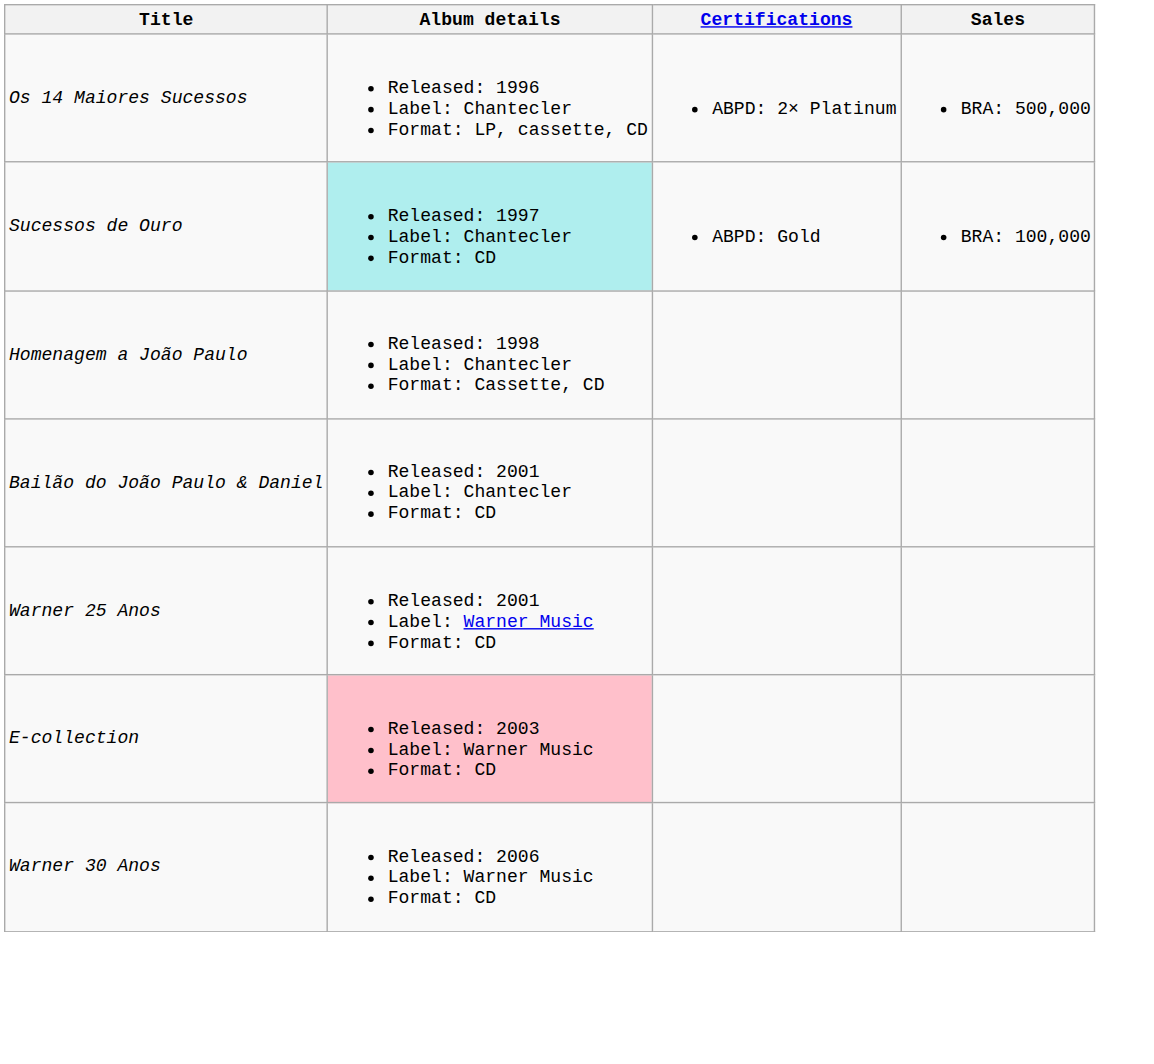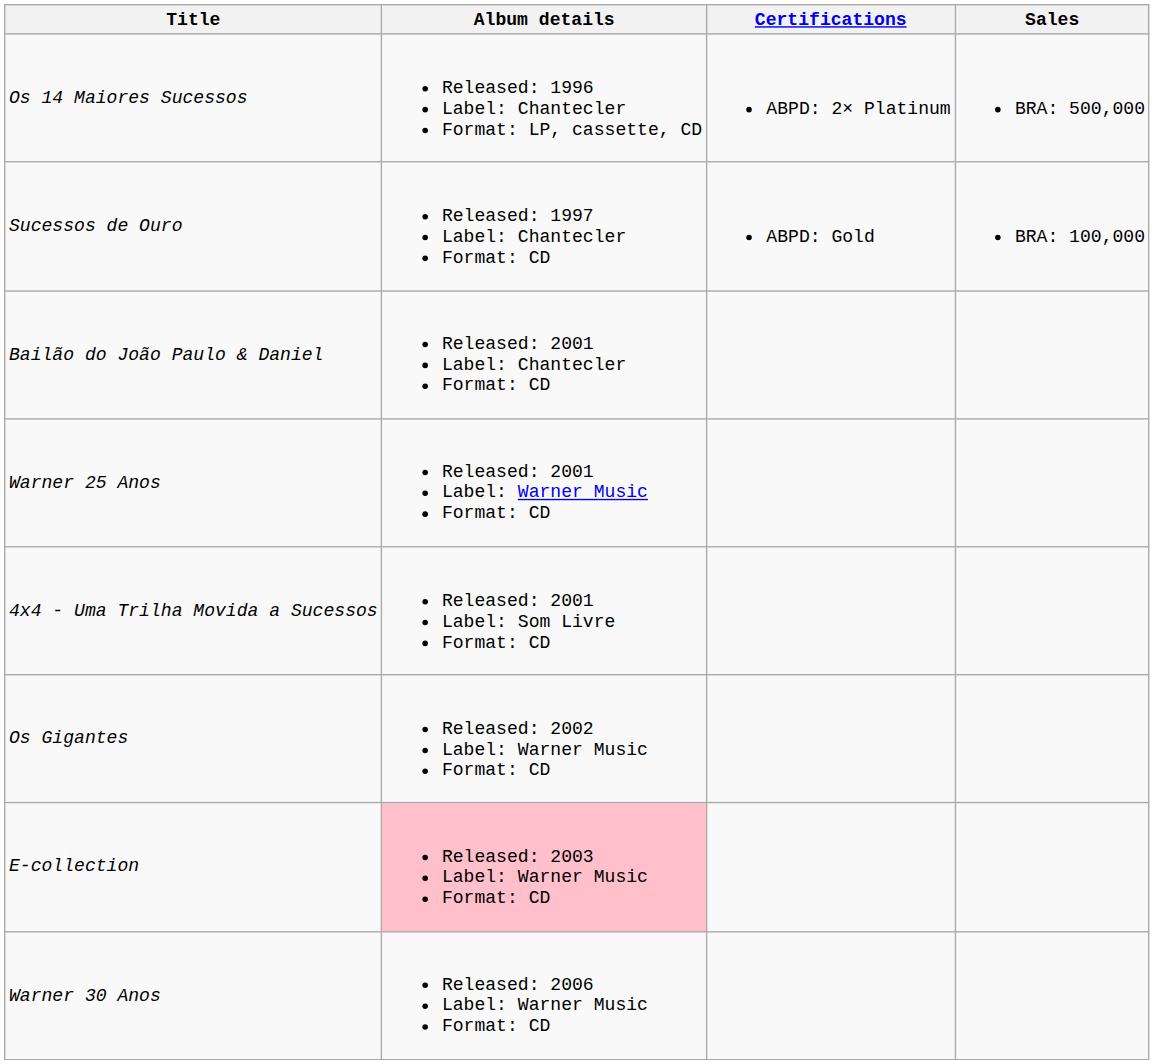(490, 237) paleturquoise background -> (544, 237) no background
- row: (128, 354)
+ row: (193, 611)
+ row: (69, 739)
